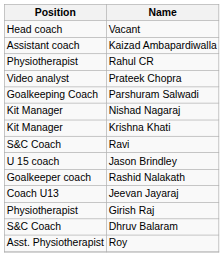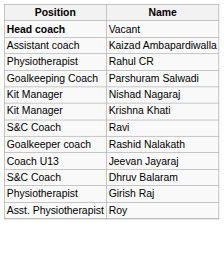(34, 29) normal -> (36, 29) bold
- row: (145, 78)
- row: (143, 161)
rows swapped: (143, 227) <-> (131, 210)
